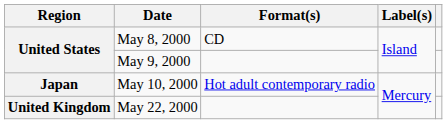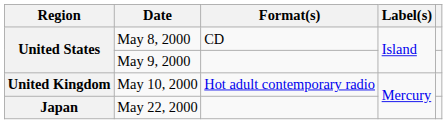(59, 84) Japan -> (59, 84) United Kingdom
(59, 107) United Kingdom -> (59, 107) Japan
